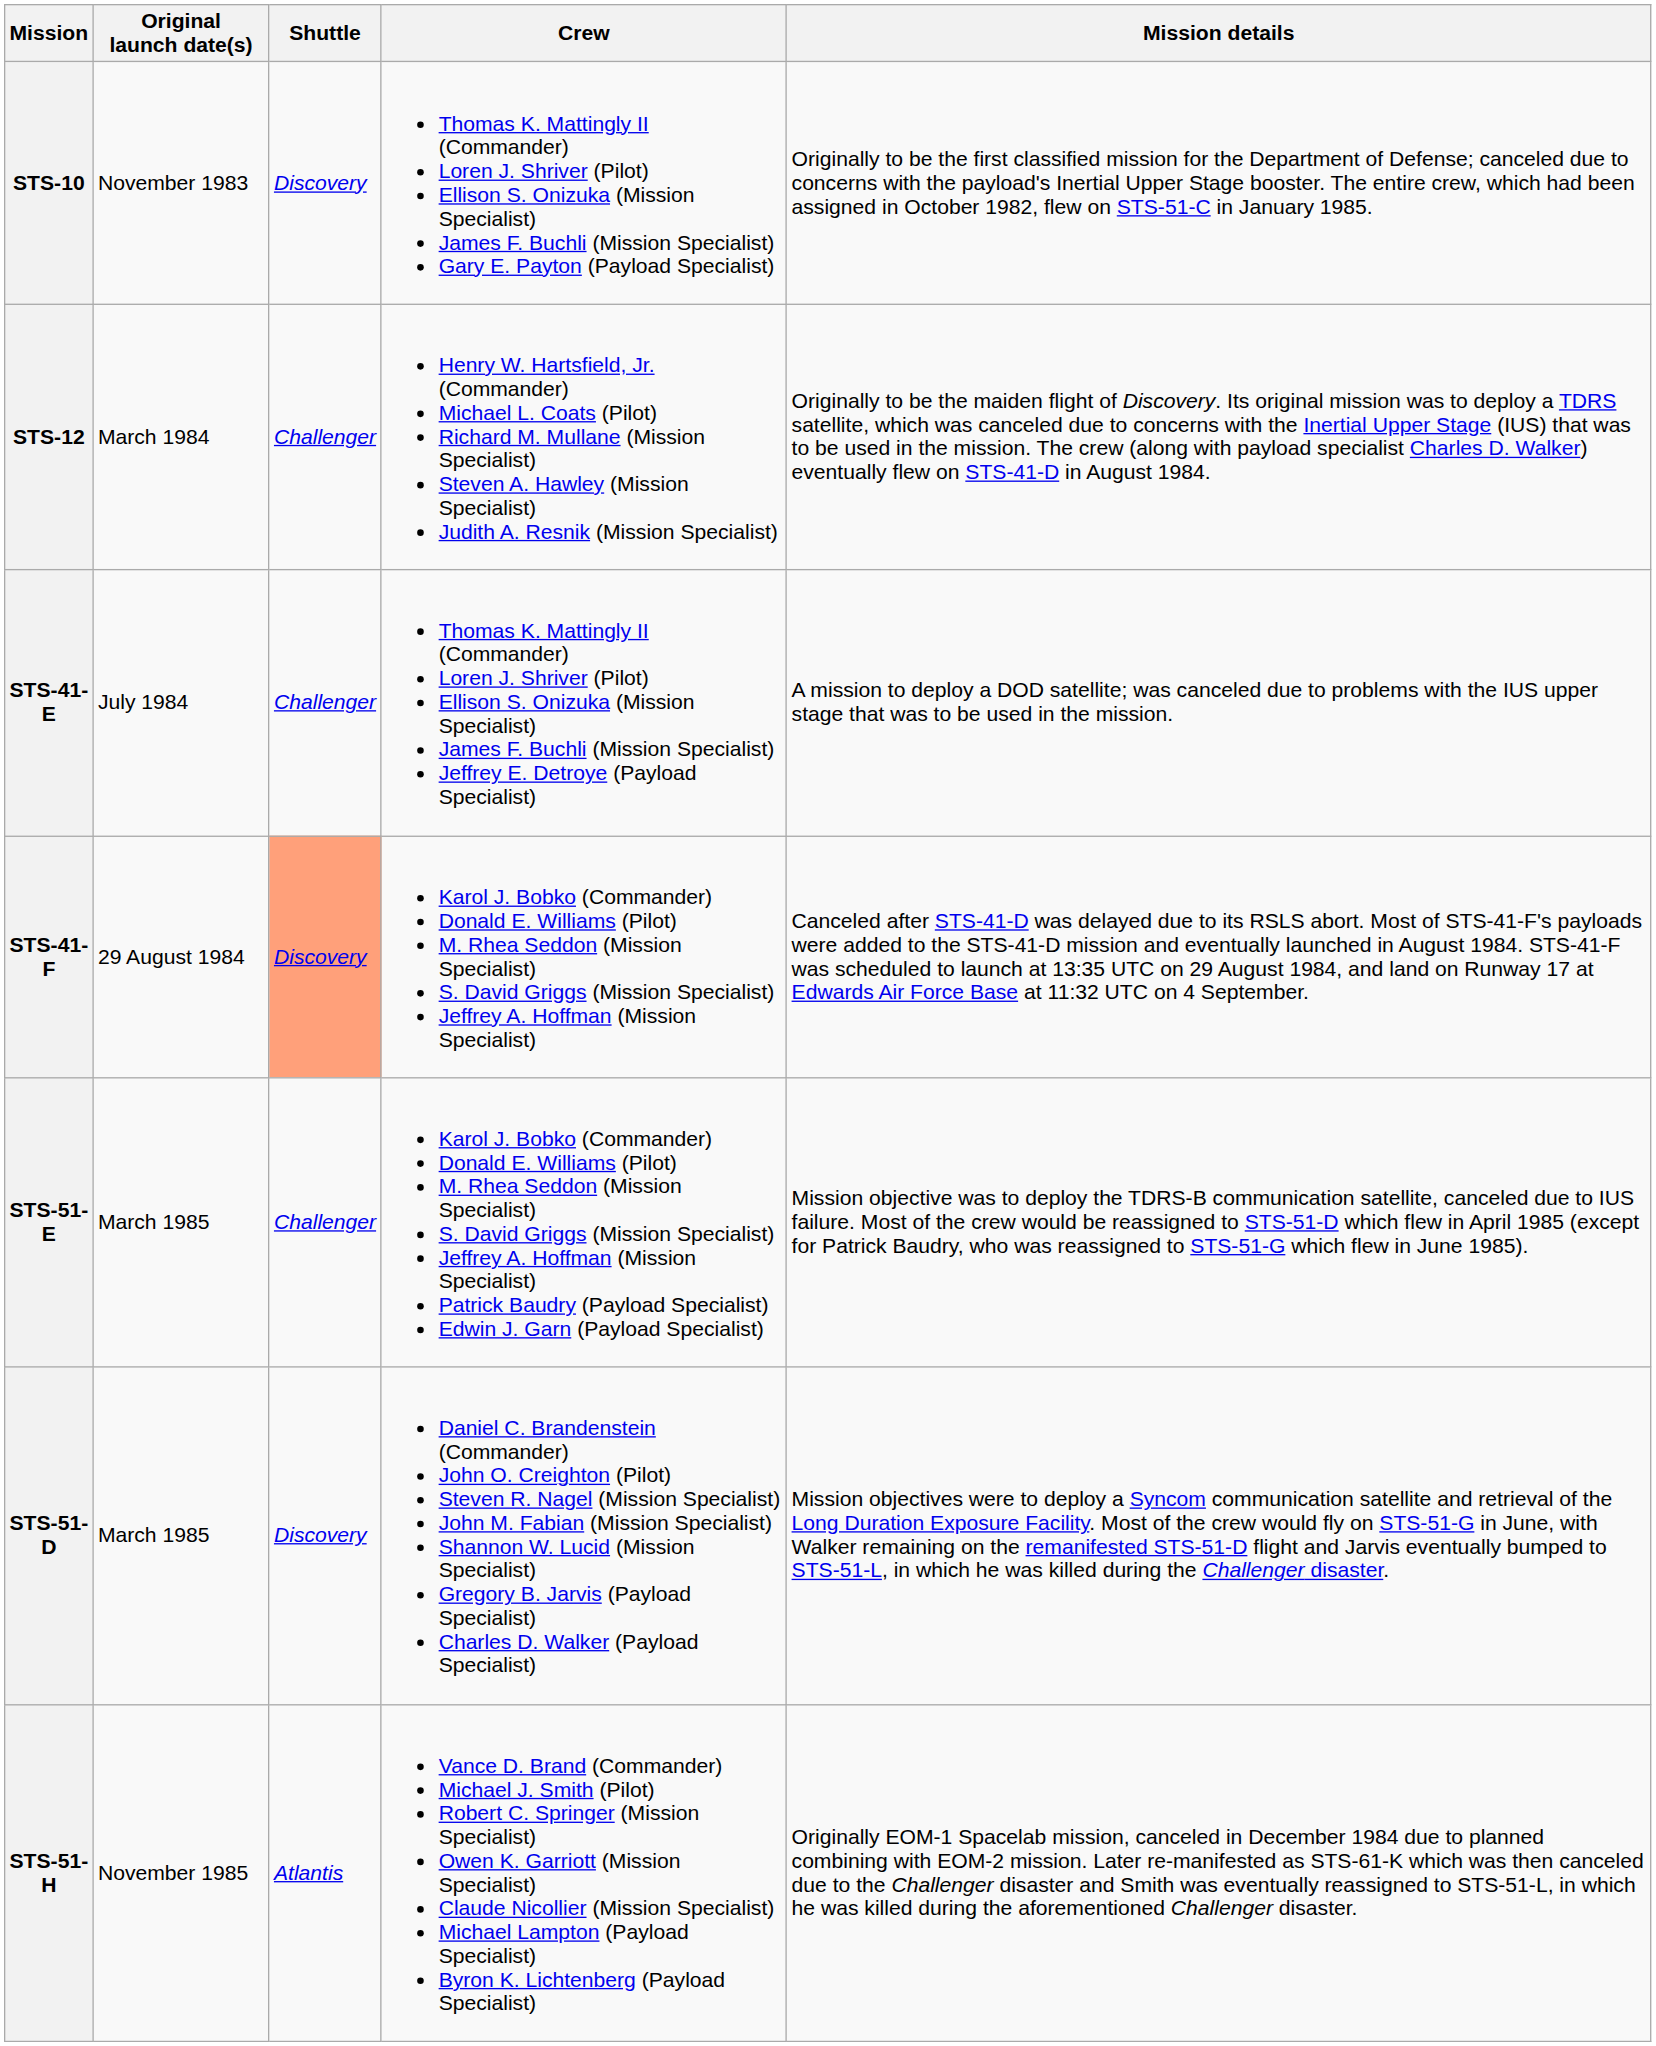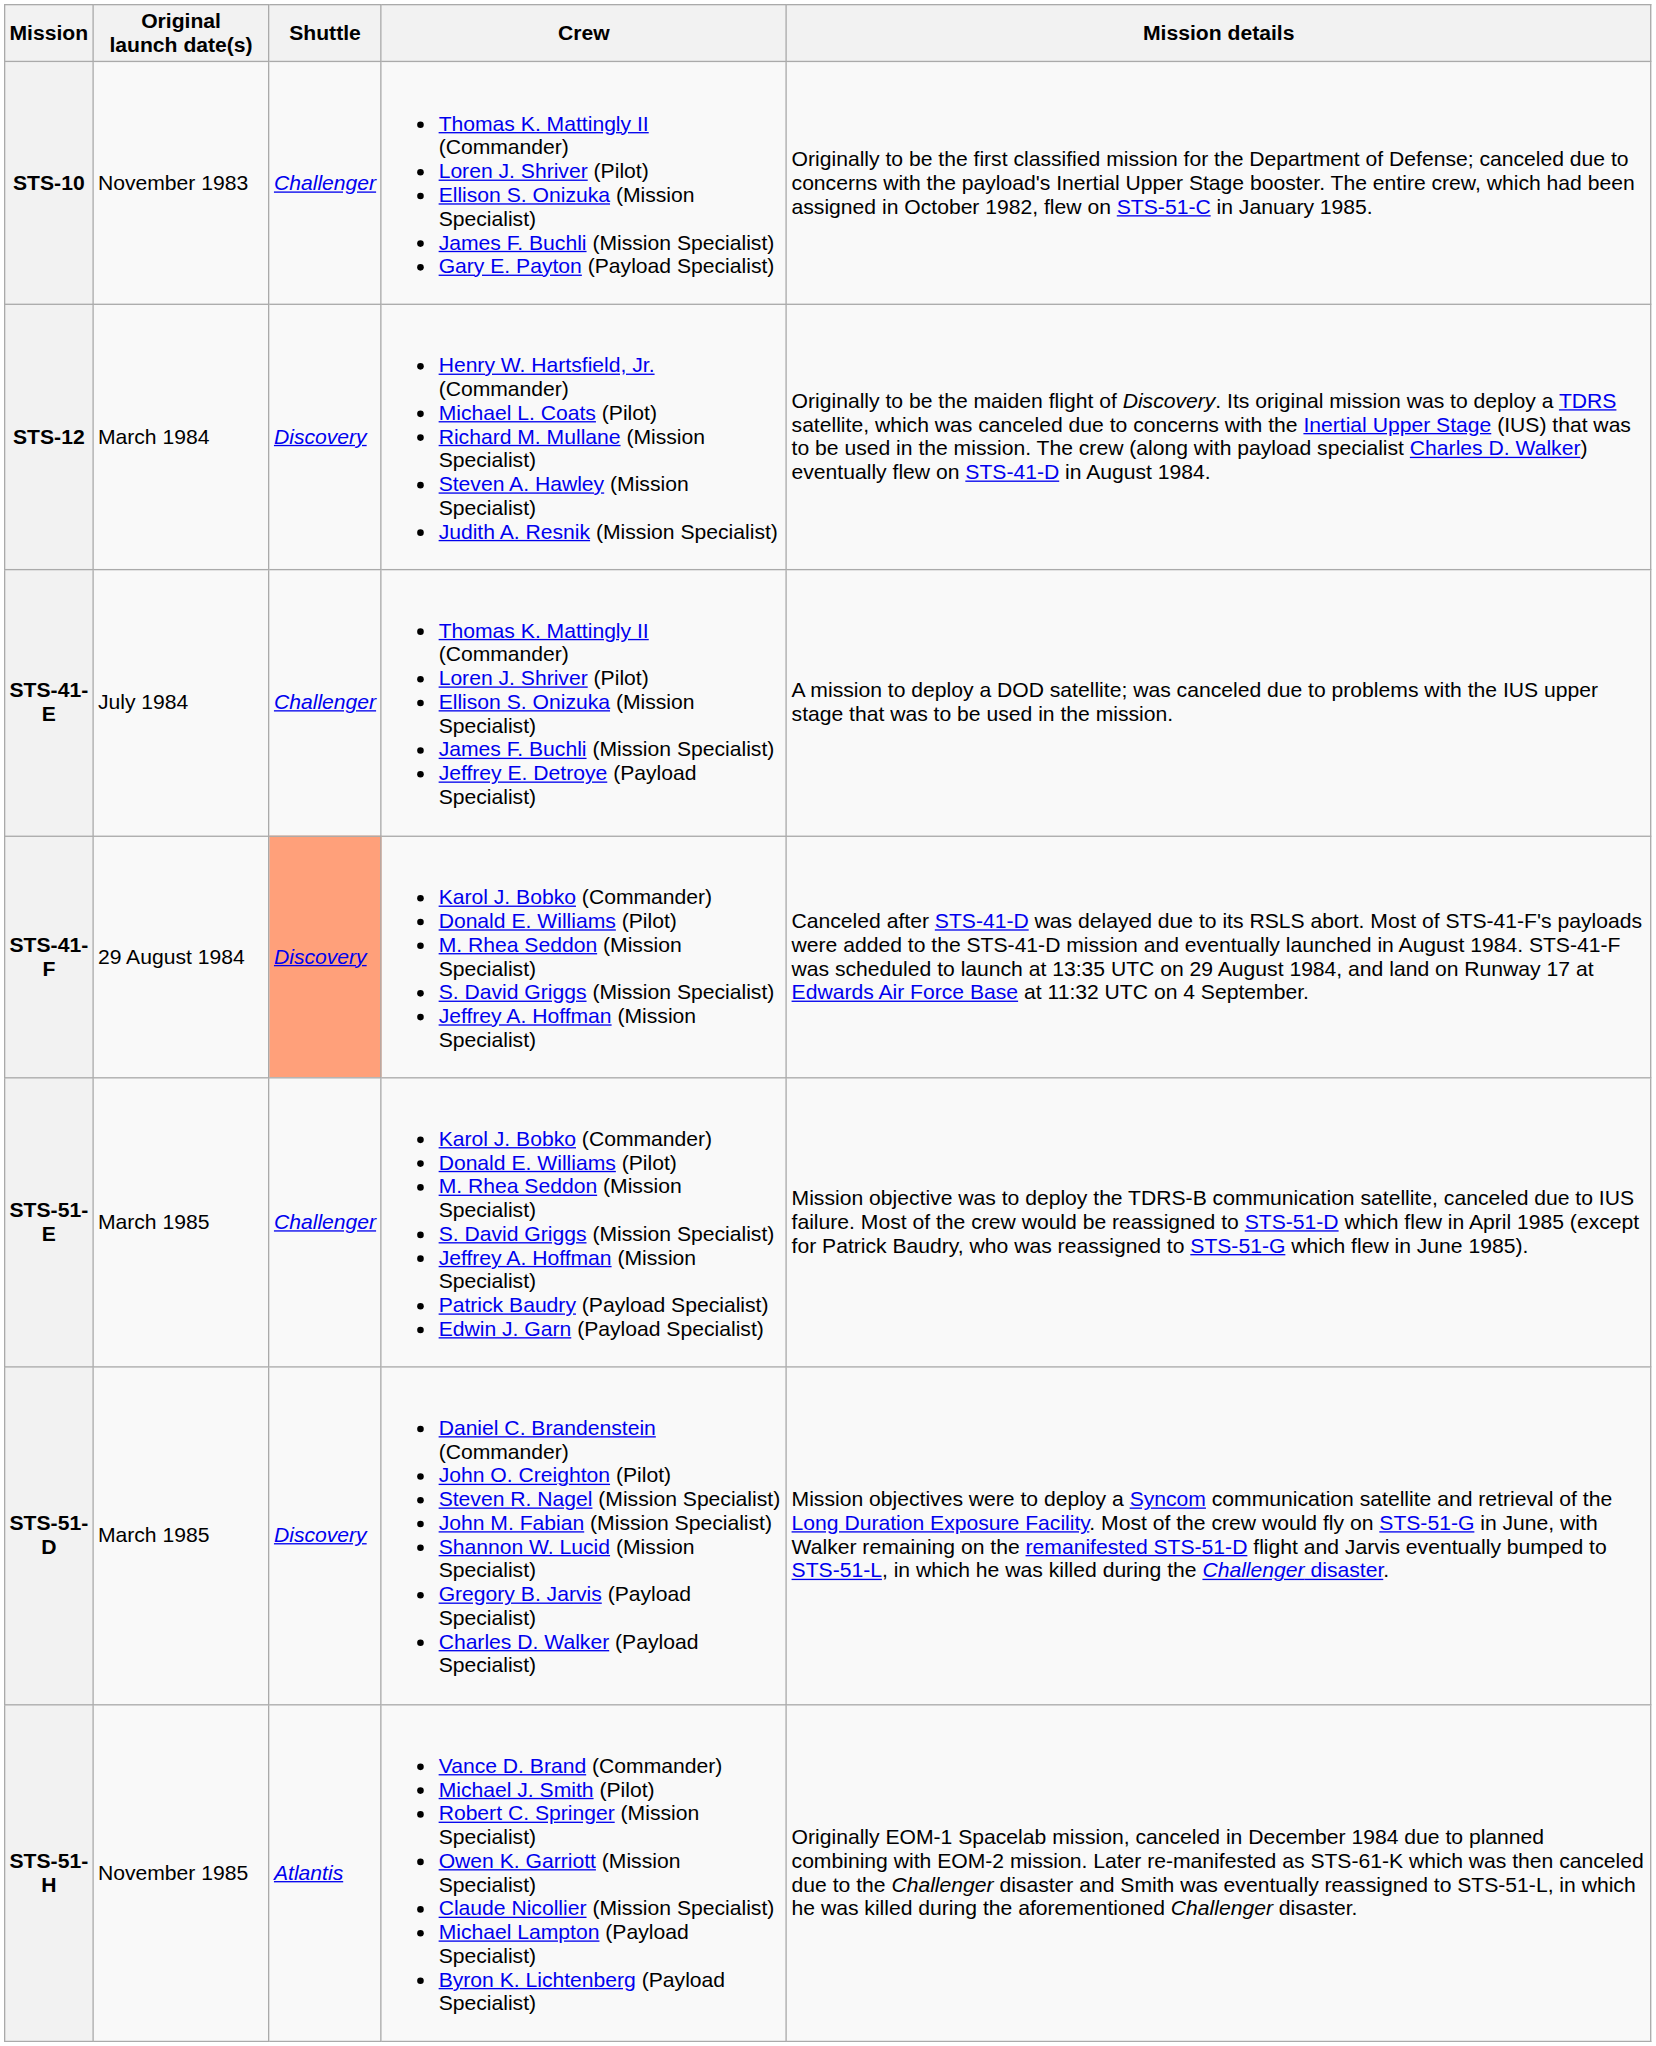(320, 182) Discovery -> (325, 182) Challenger
(325, 436) Challenger -> (320, 436) Discovery
